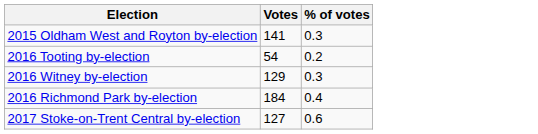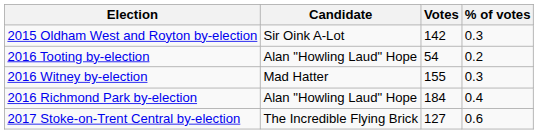+ column: (341, 14)
(274, 35) 141 -> (435, 35) 142
(274, 77) 129 -> (435, 77) 155
